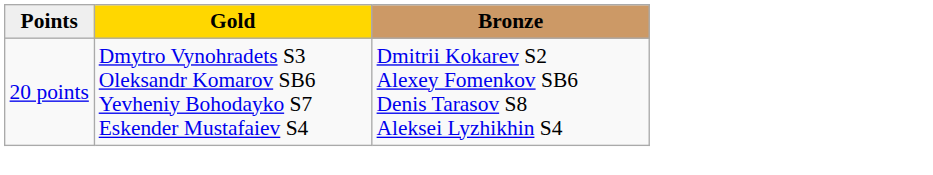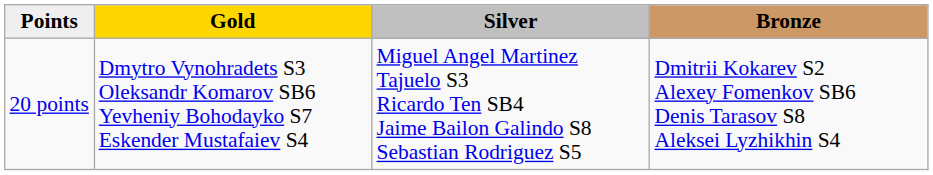+ column: (511, 21)
